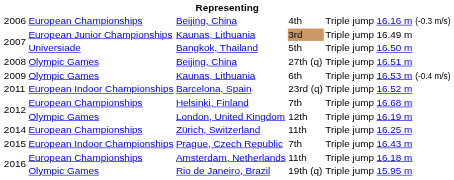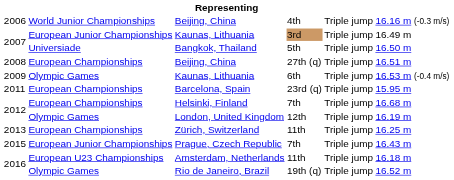(85, 21) European Championships -> (92, 21) World Junior Championships
(64, 62) Olympic Games -> (85, 62) European Championships
(101, 89) European Indoor Championships -> (85, 89) European Championships
(394, 89) 16.52 m -> (393, 89) 15.95 m
(15, 130) 2014 -> (15, 130) 2013
(101, 144) European Indoor Championships -> (100, 144) European Junior Championships
(85, 157) European Championships -> (96, 157) European U23 Championships
(394, 171) 15.95 m -> (393, 171) 16.52 m
